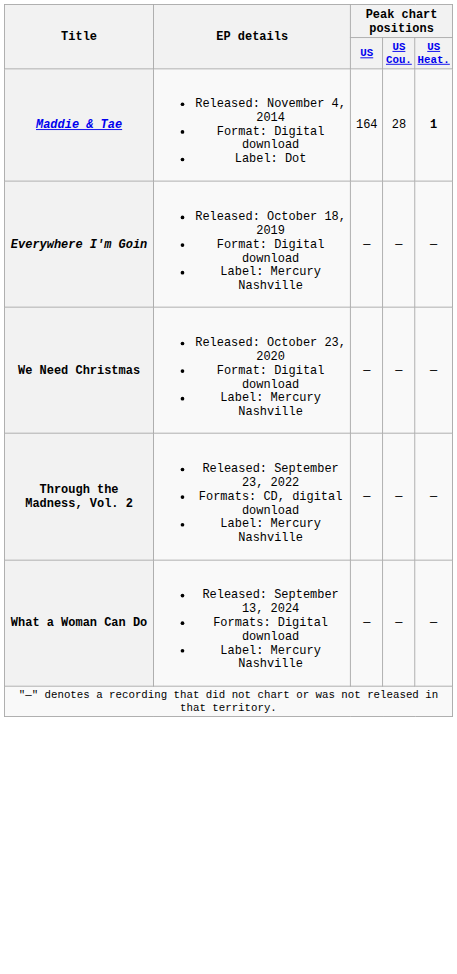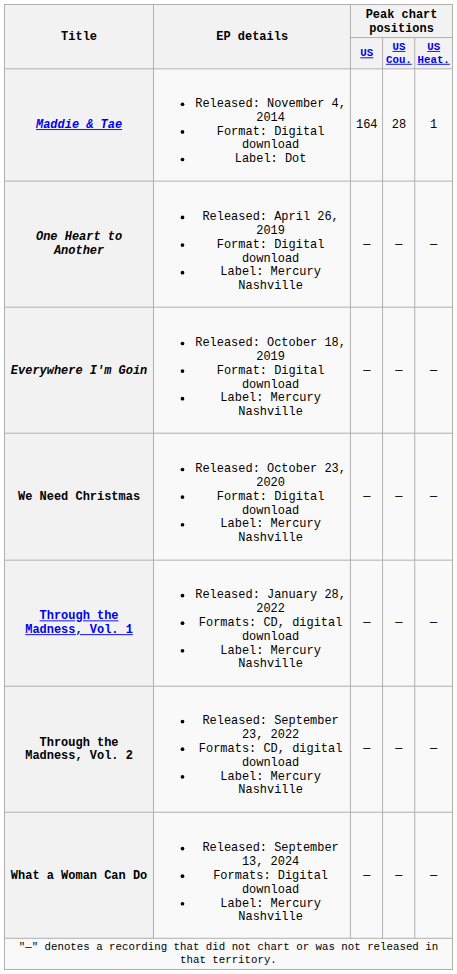(434, 125) bold -> (434, 125) normal
+ row: (79, 244)
+ row: (79, 623)
